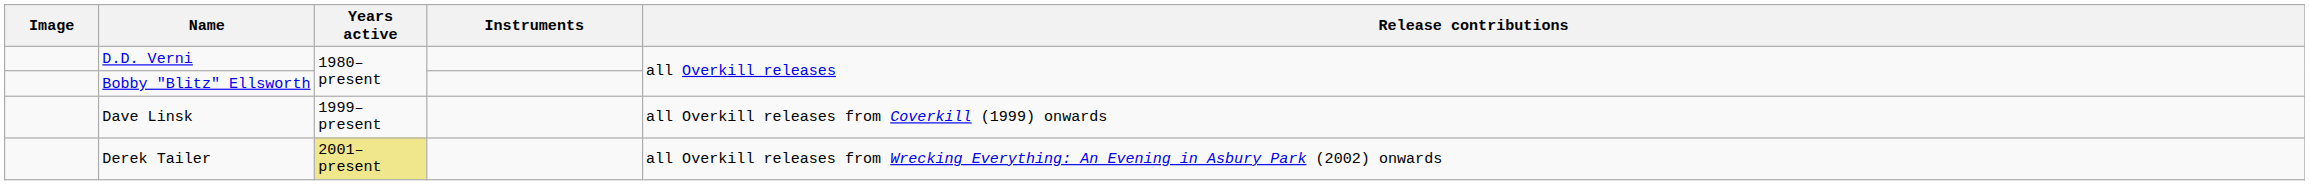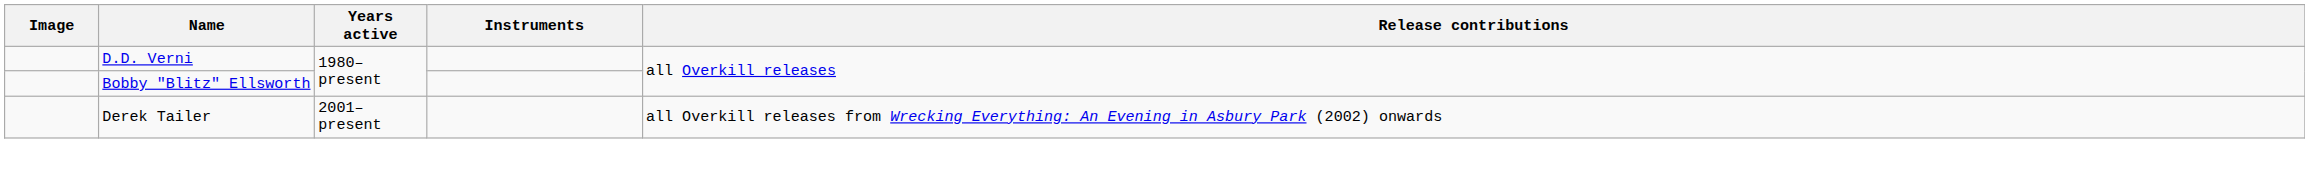- row: (148, 117)
(350, 159) khaki background -> (350, 117) no background
